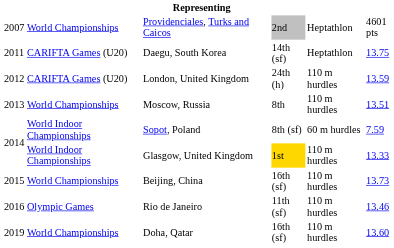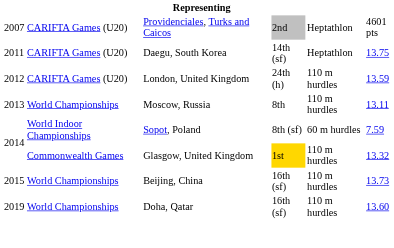(73, 27) World Championships -> (77, 27) CARIFTA Games (U20)
(378, 104) 13.51 -> (377, 104) 13.11
(59, 155) World Indoor Championships -> (75, 155) Commonwealth Games
(378, 155) 13.33 -> (378, 155) 13.32
- row: (173, 206)
